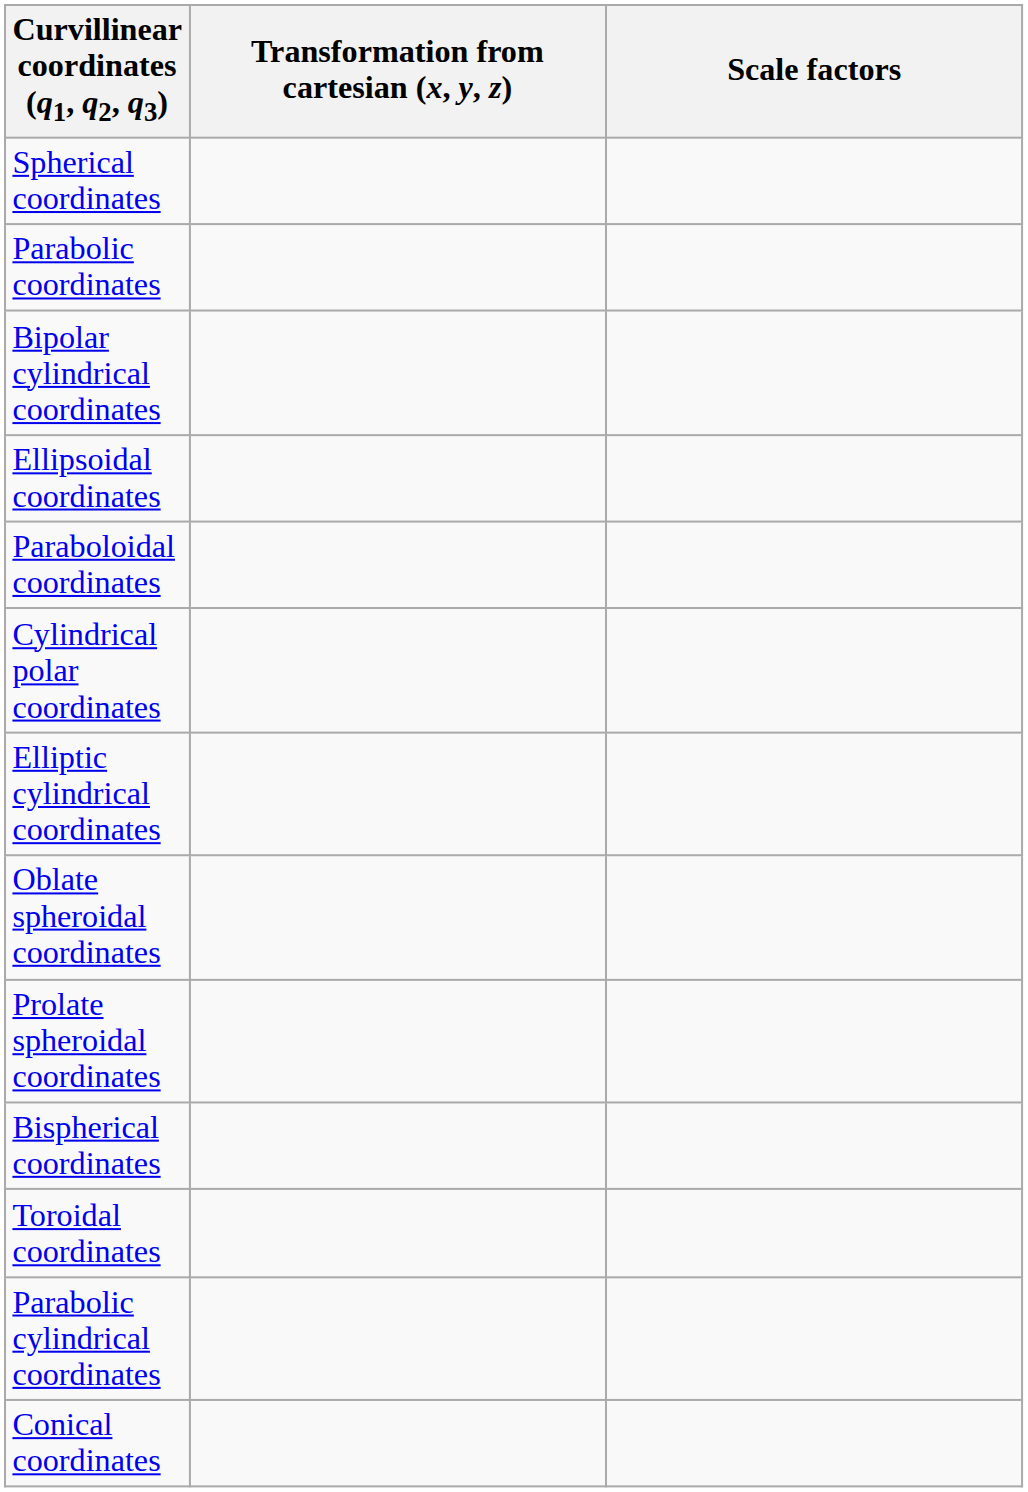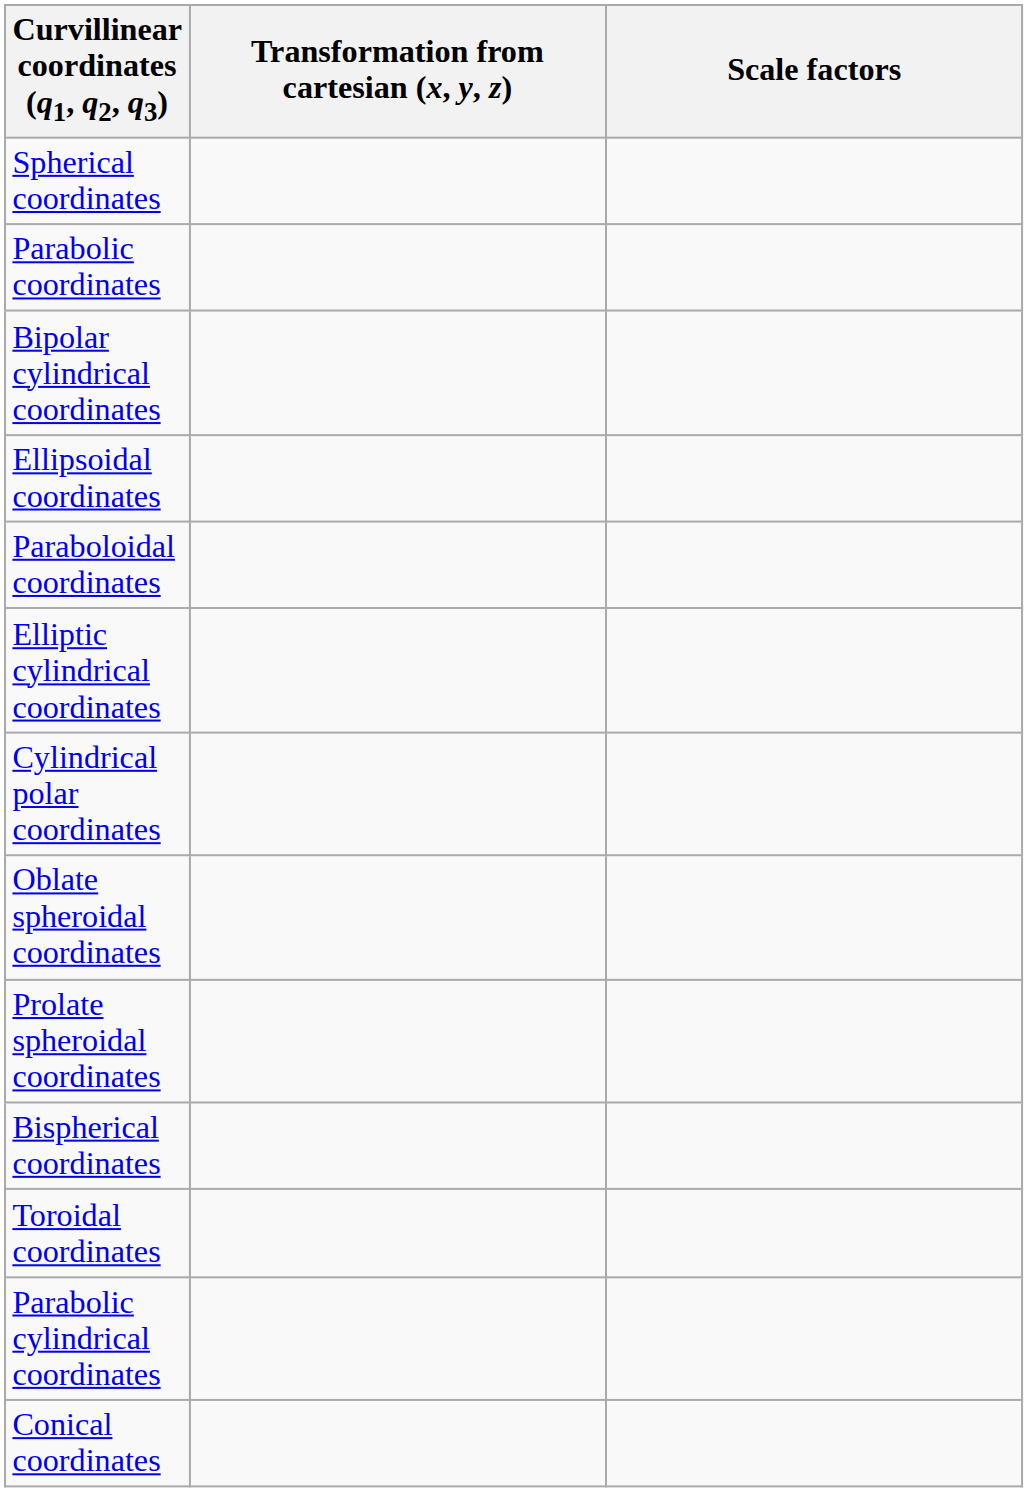rows swapped: (87, 670) <-> (87, 793)
